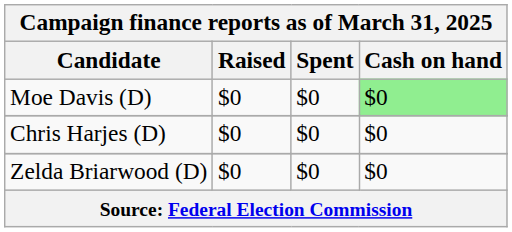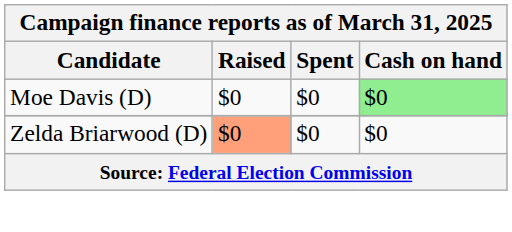- row: (88, 134)
(230, 171) no background -> (230, 134) lightsalmon background
